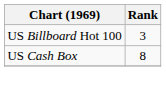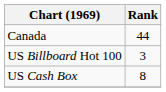+ row: (27, 35)
